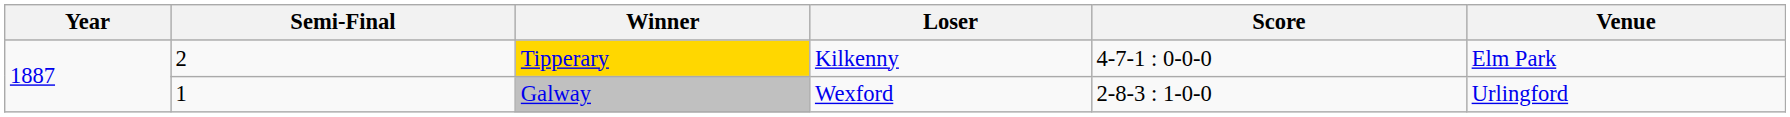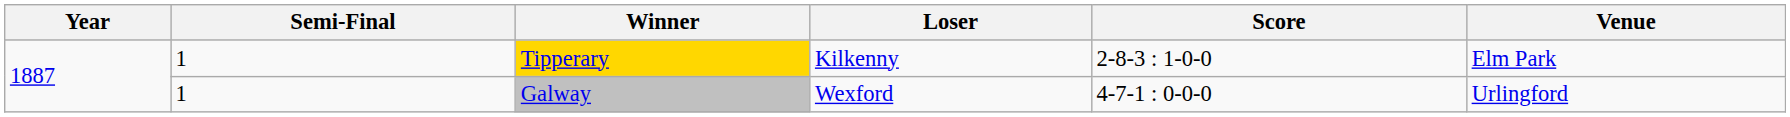(181, 58) 2 -> (181, 58) 1
(1154, 58) 4-7-1 : 0-0-0 -> (1154, 58) 2-8-3 : 1-0-0
(1154, 93) 2-8-3 : 1-0-0 -> (1154, 93) 4-7-1 : 0-0-0
